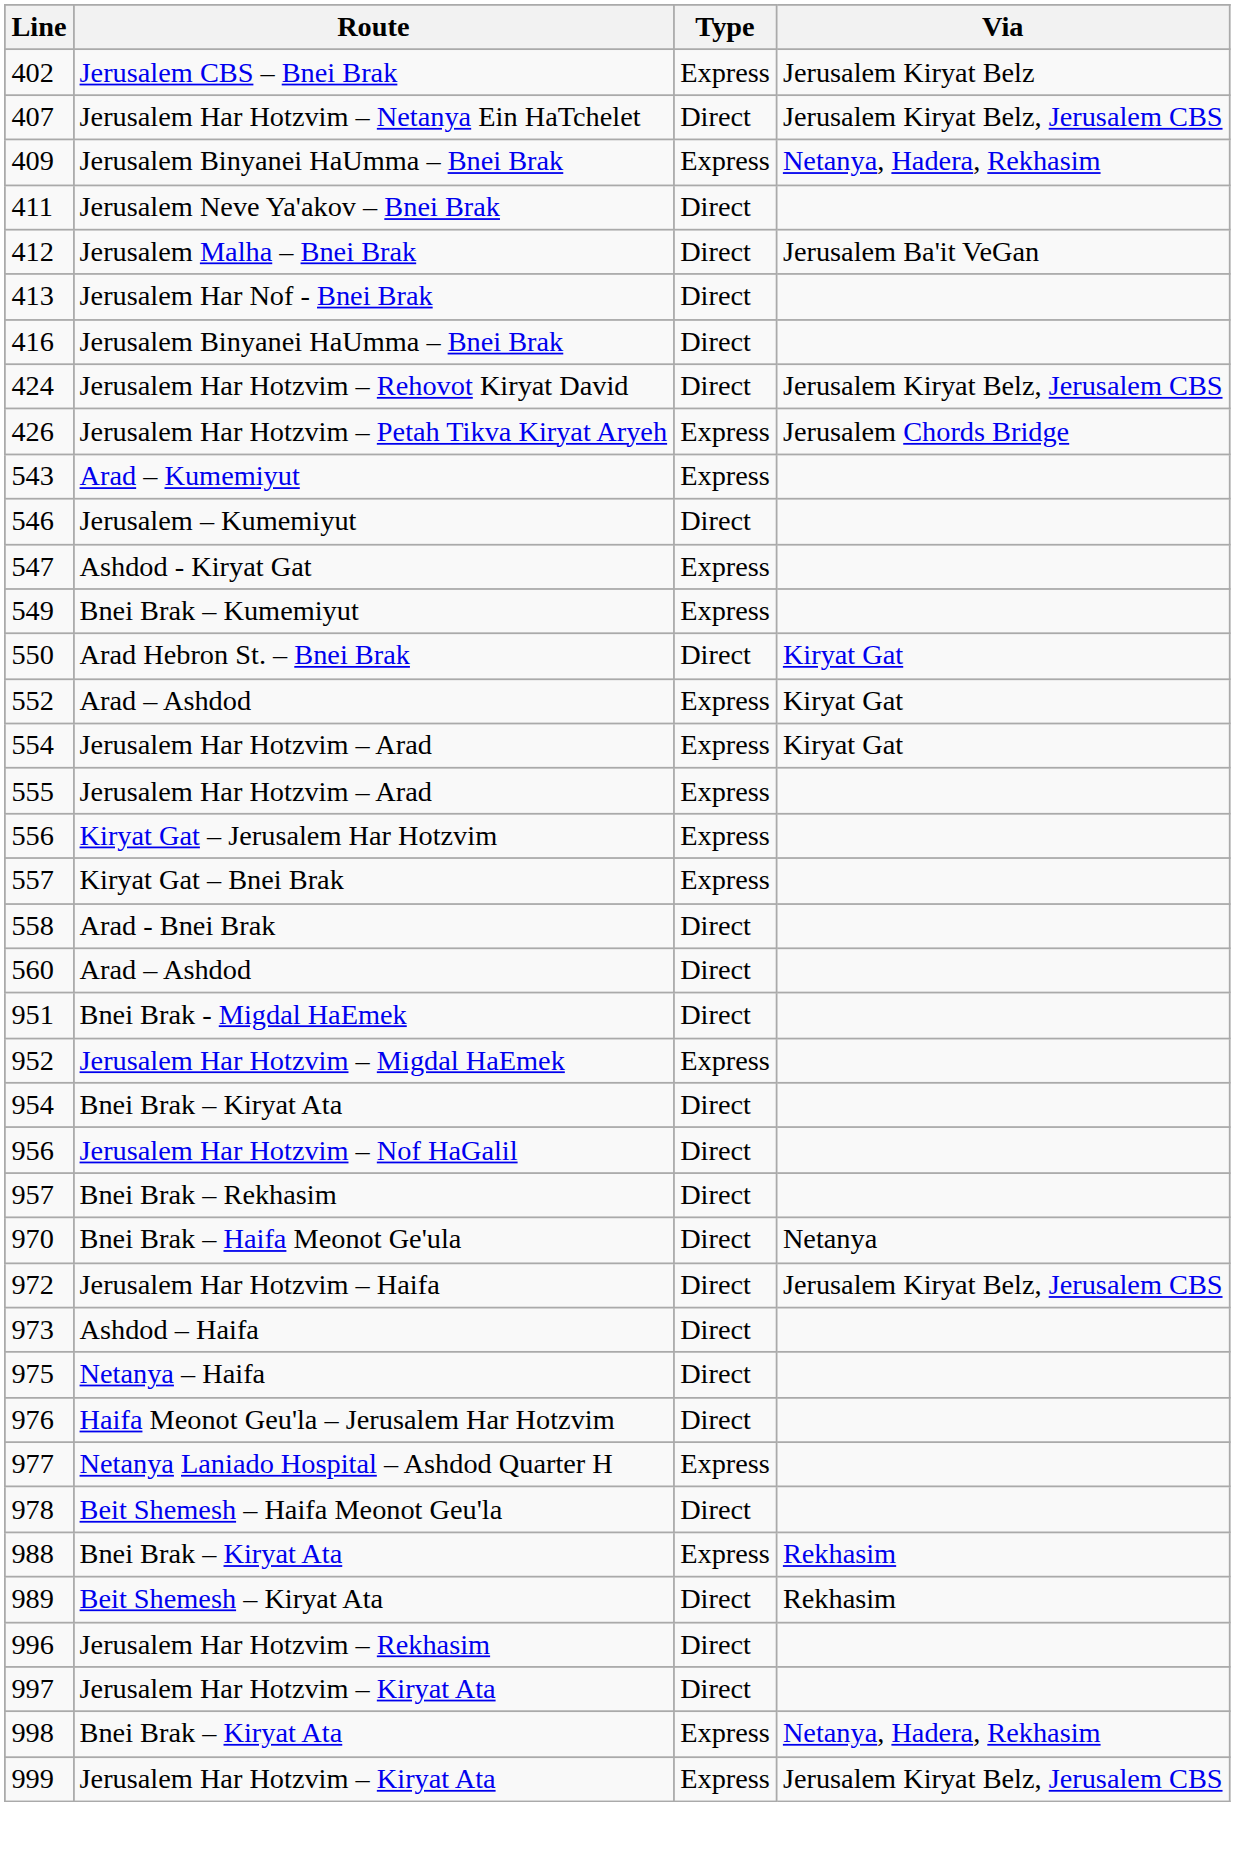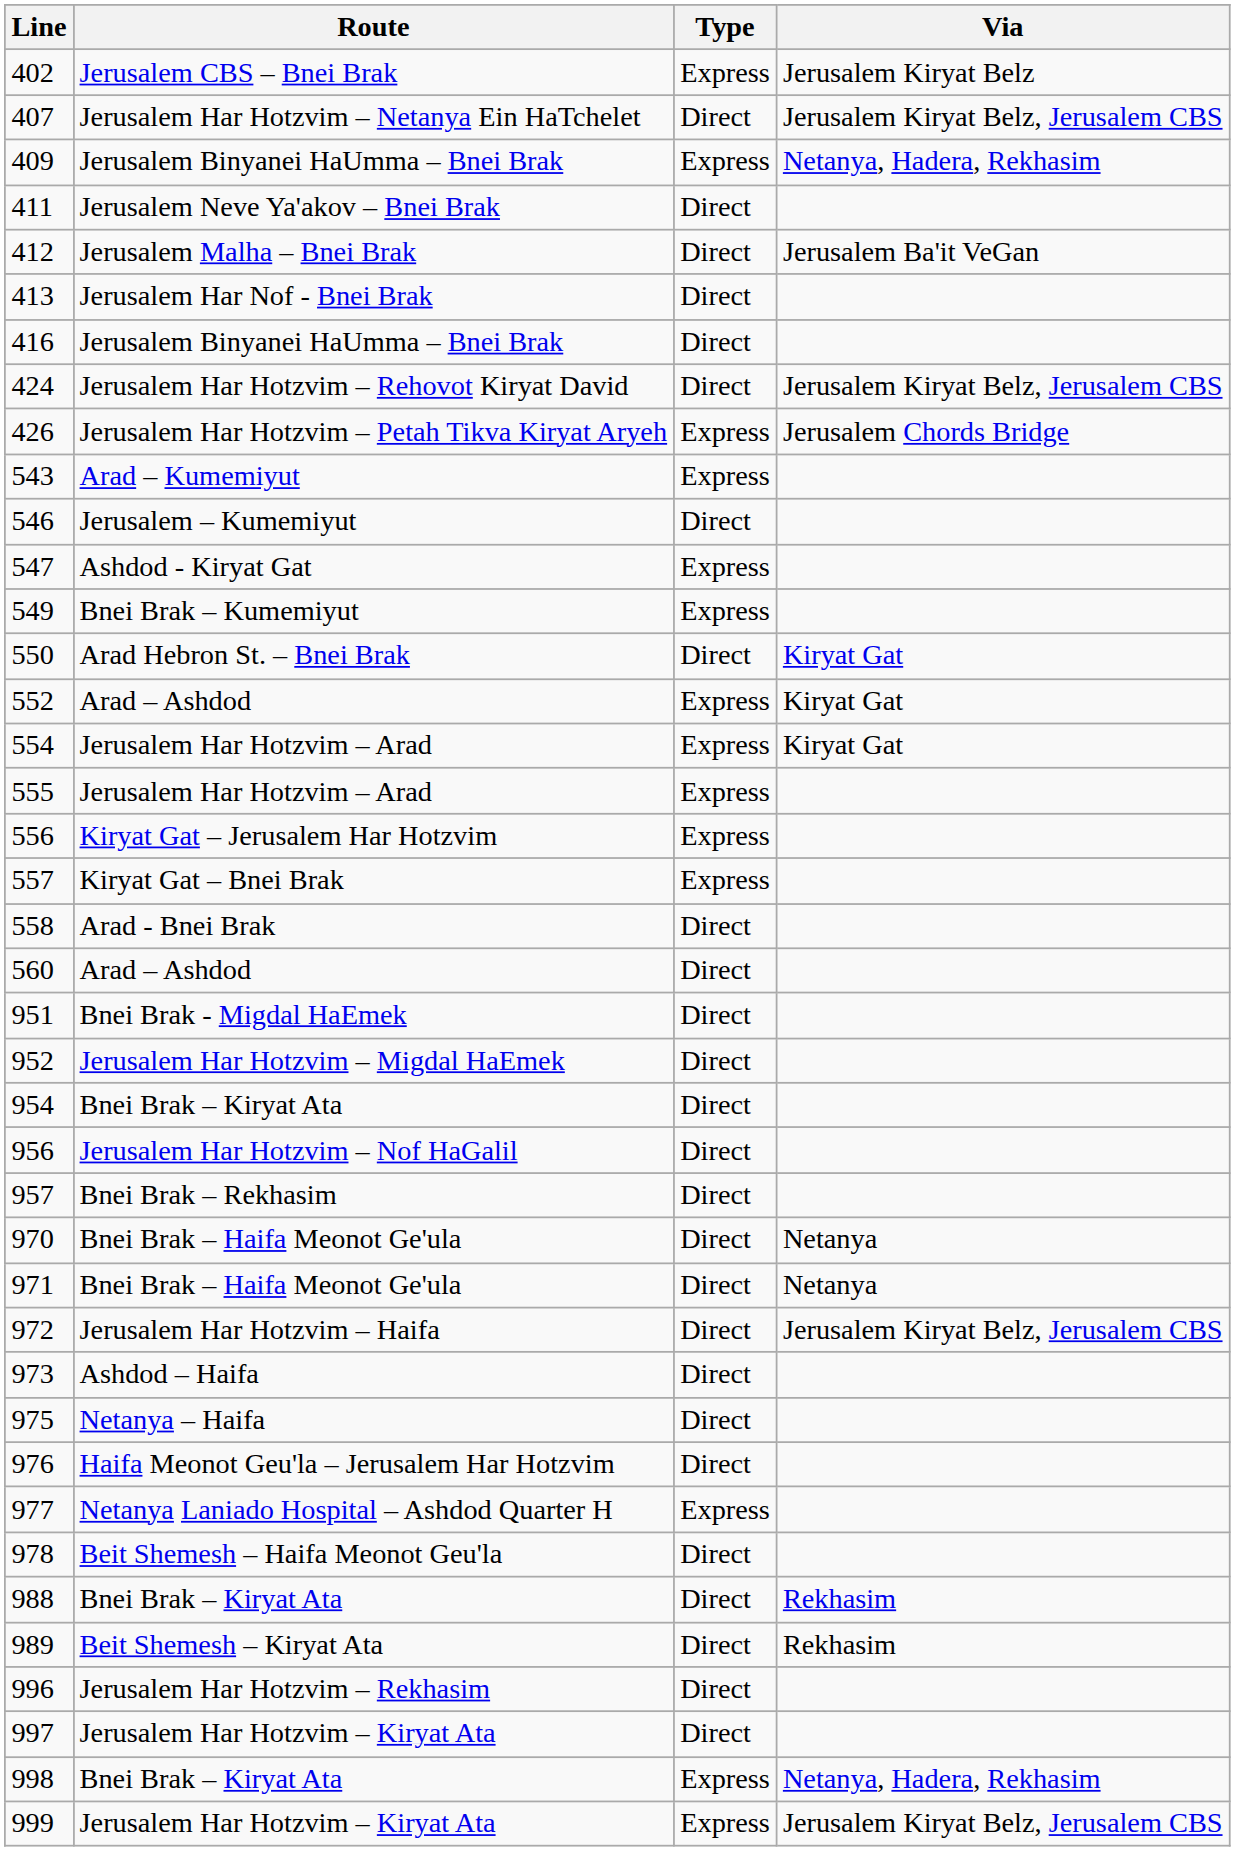(725, 1059) Express -> (716, 1059) Direct
+ row: (33, 1284)
(725, 1554) Express -> (716, 1598) Direct
